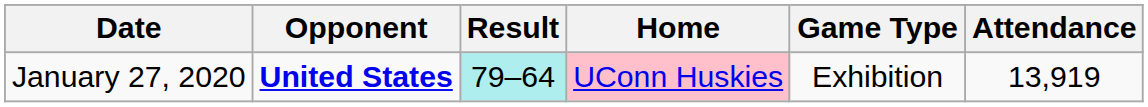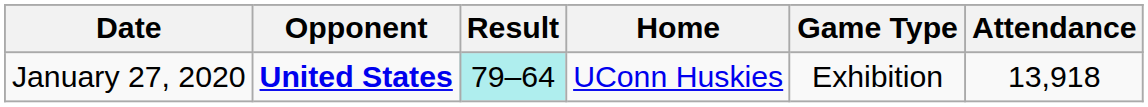(678, 76) pink background -> (678, 76) no background
(1054, 76) 13,919 -> (1054, 76) 13,918
